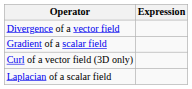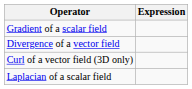rows swapped: (57, 44) <-> (63, 28)
